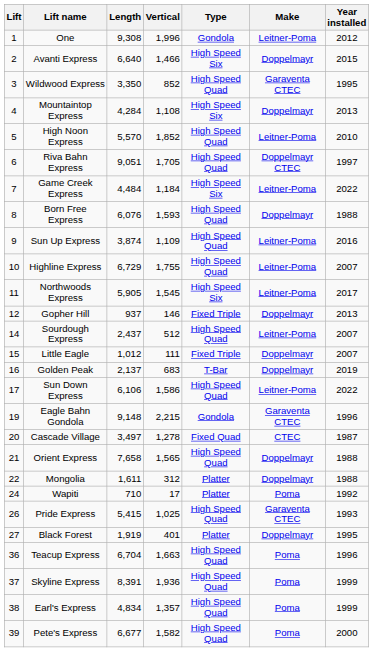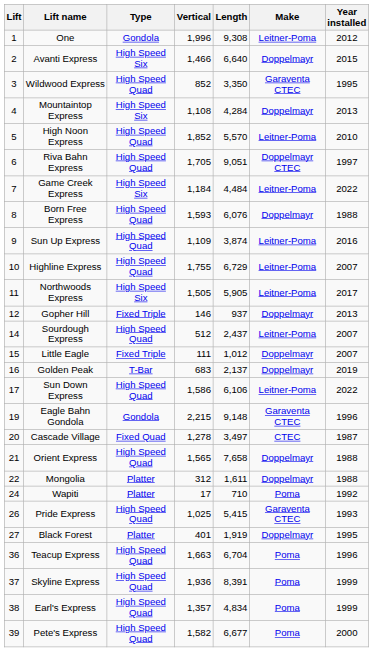columns swapped: (125, 17) <-> (216, 17)
(168, 292) 1,545 -> (199, 292) 1,505
